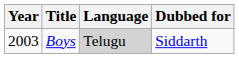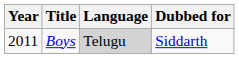(23, 41) 2003 -> (23, 41) 2011
